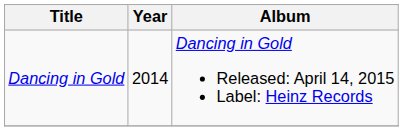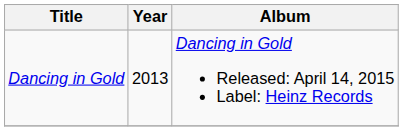(150, 78) 2014 -> (150, 78) 2013
